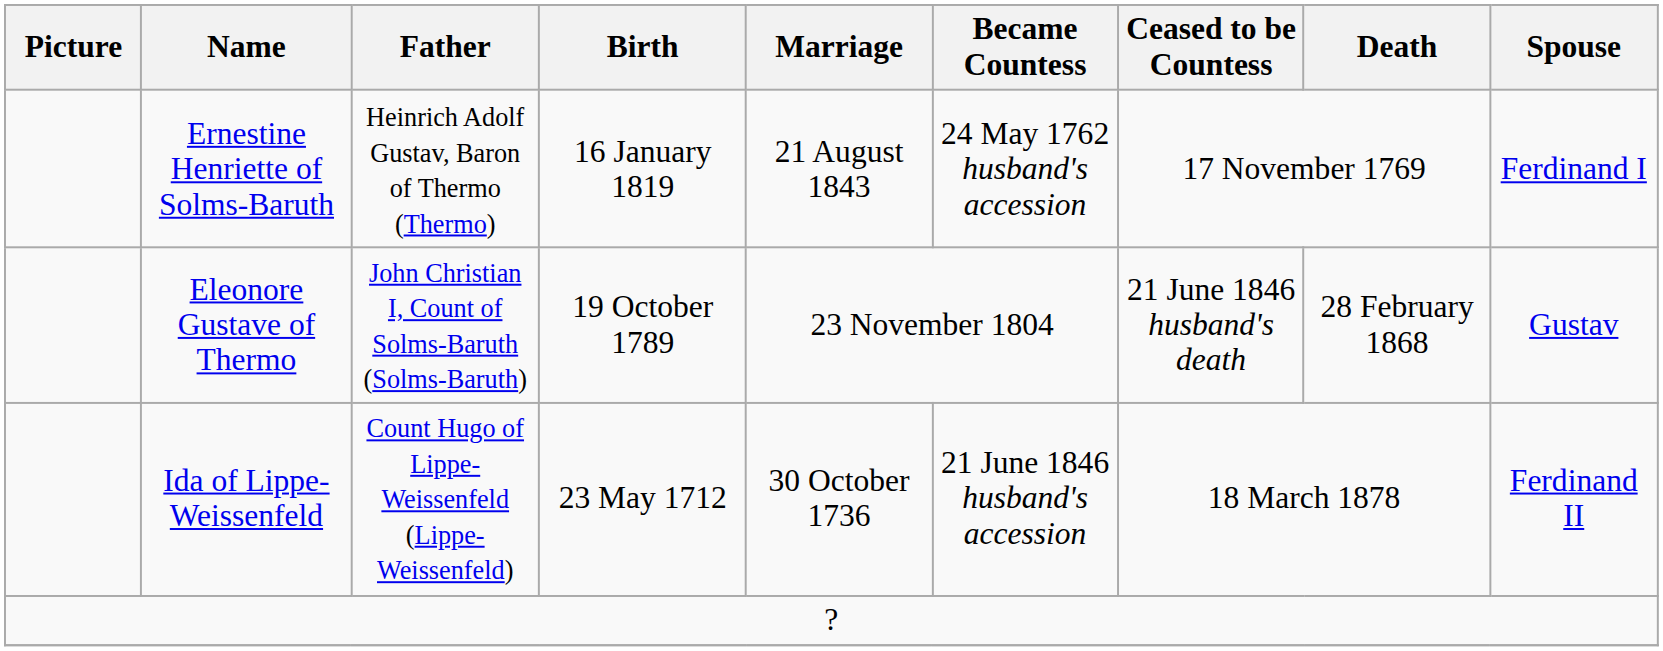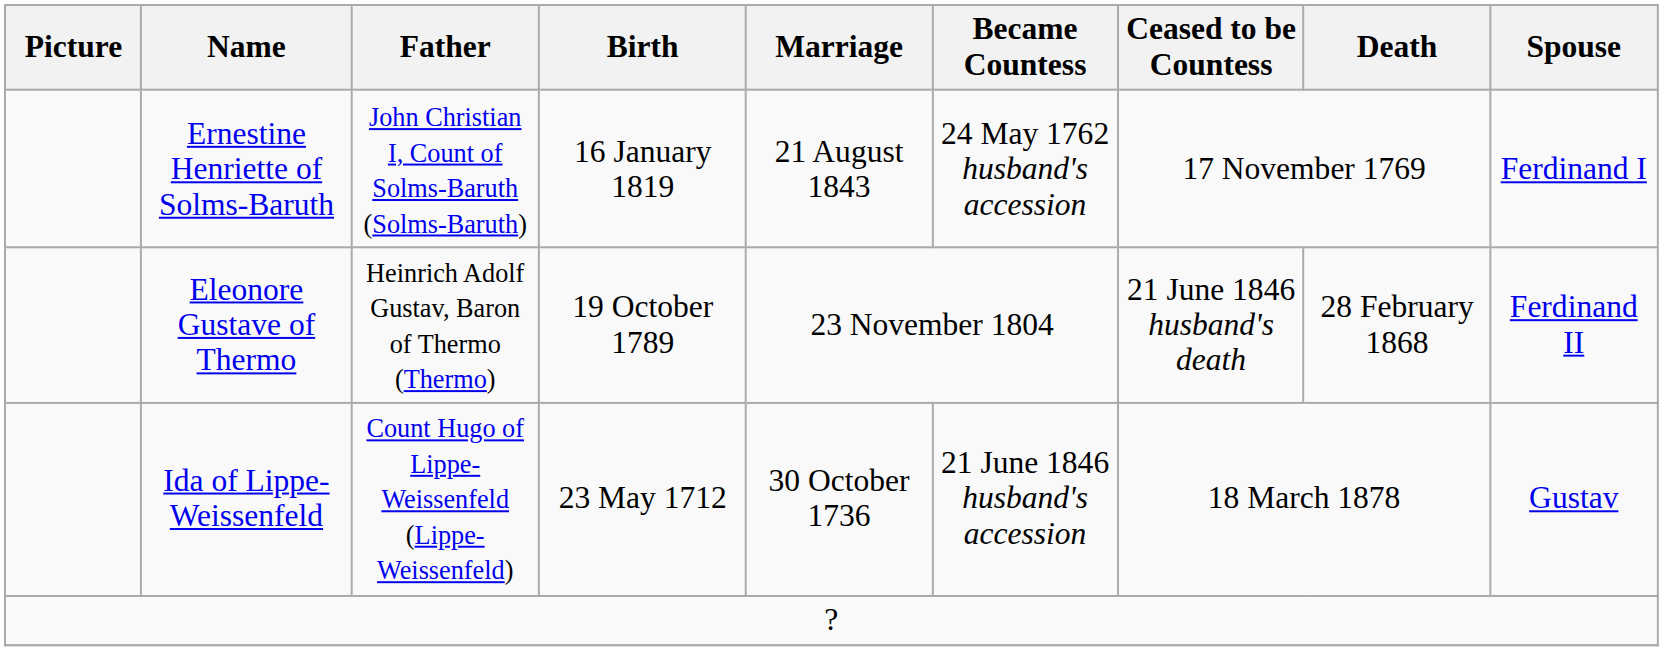(445, 170) Heinrich Adolf Gustav, Baron of Thermo (Thermo) -> (445, 170) John Christian I, Count of Solms-Baruth (Solms-Baruth)
(445, 326) John Christian I, Count of Solms-Baruth (Solms-Baruth) -> (445, 326) Heinrich Adolf Gustav, Baron of Thermo (Thermo)
(1574, 324) Gustav -> (1574, 324) Ferdinand II
(1574, 498) Ferdinand II -> (1574, 498) Gustav
